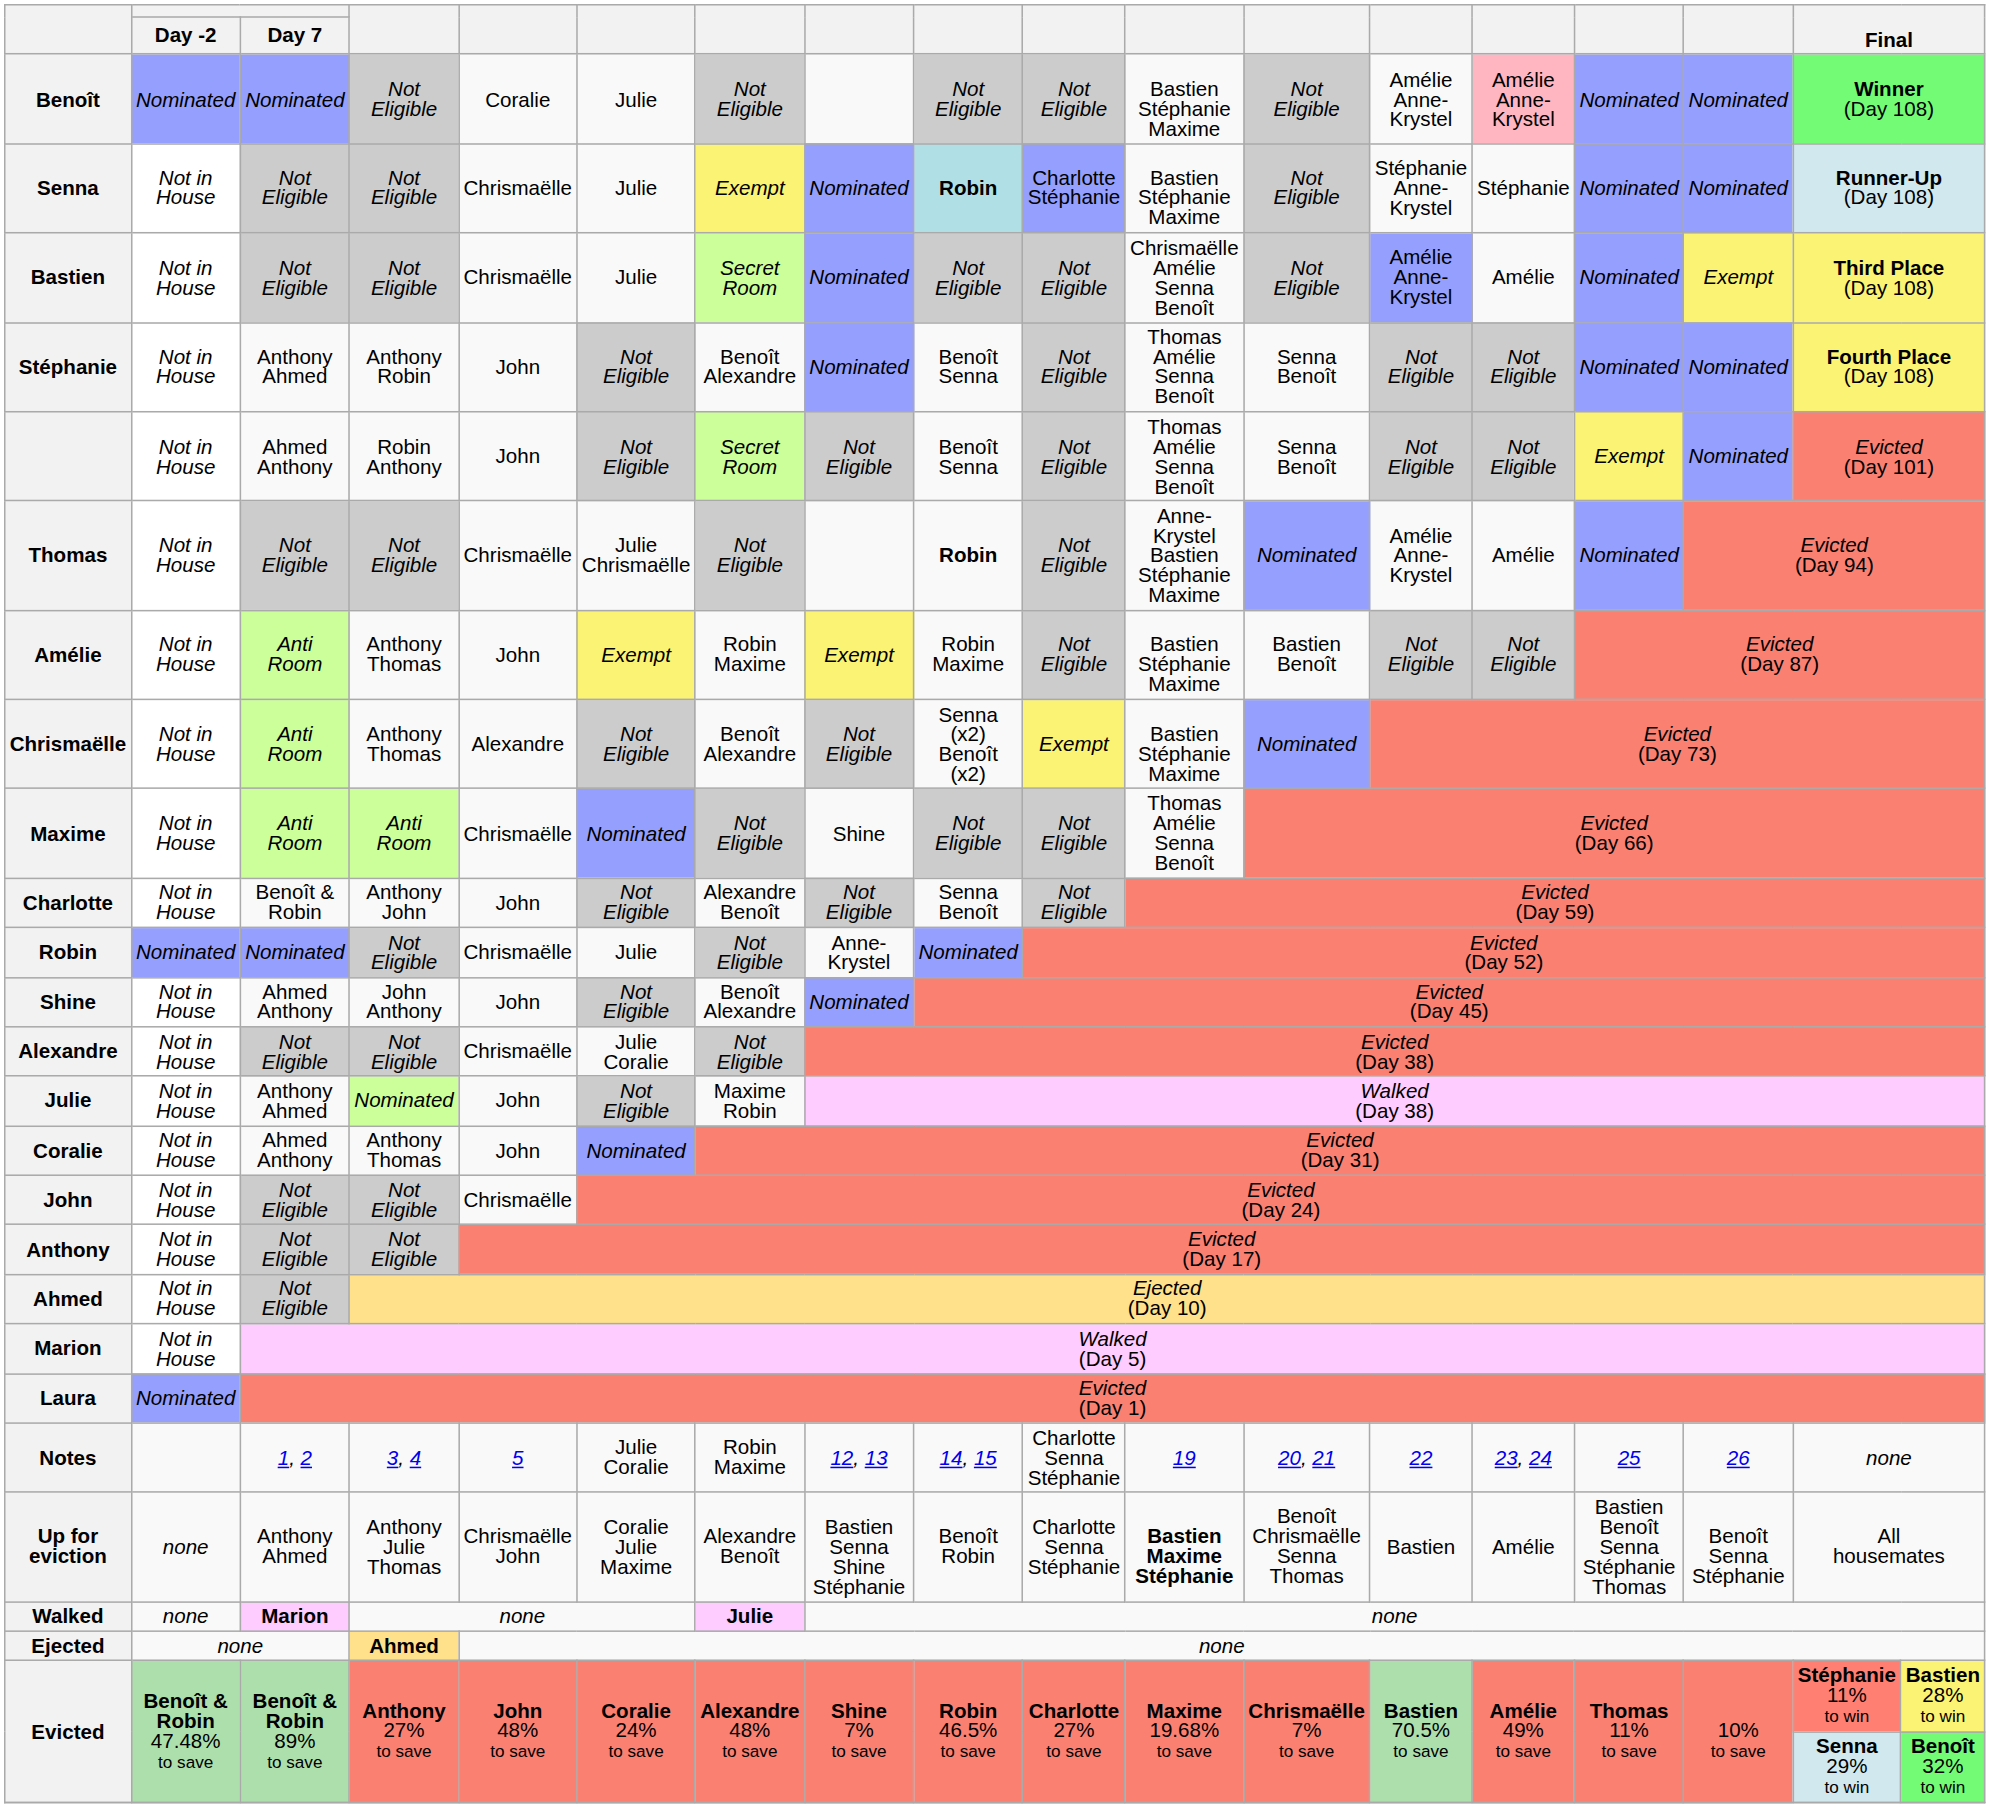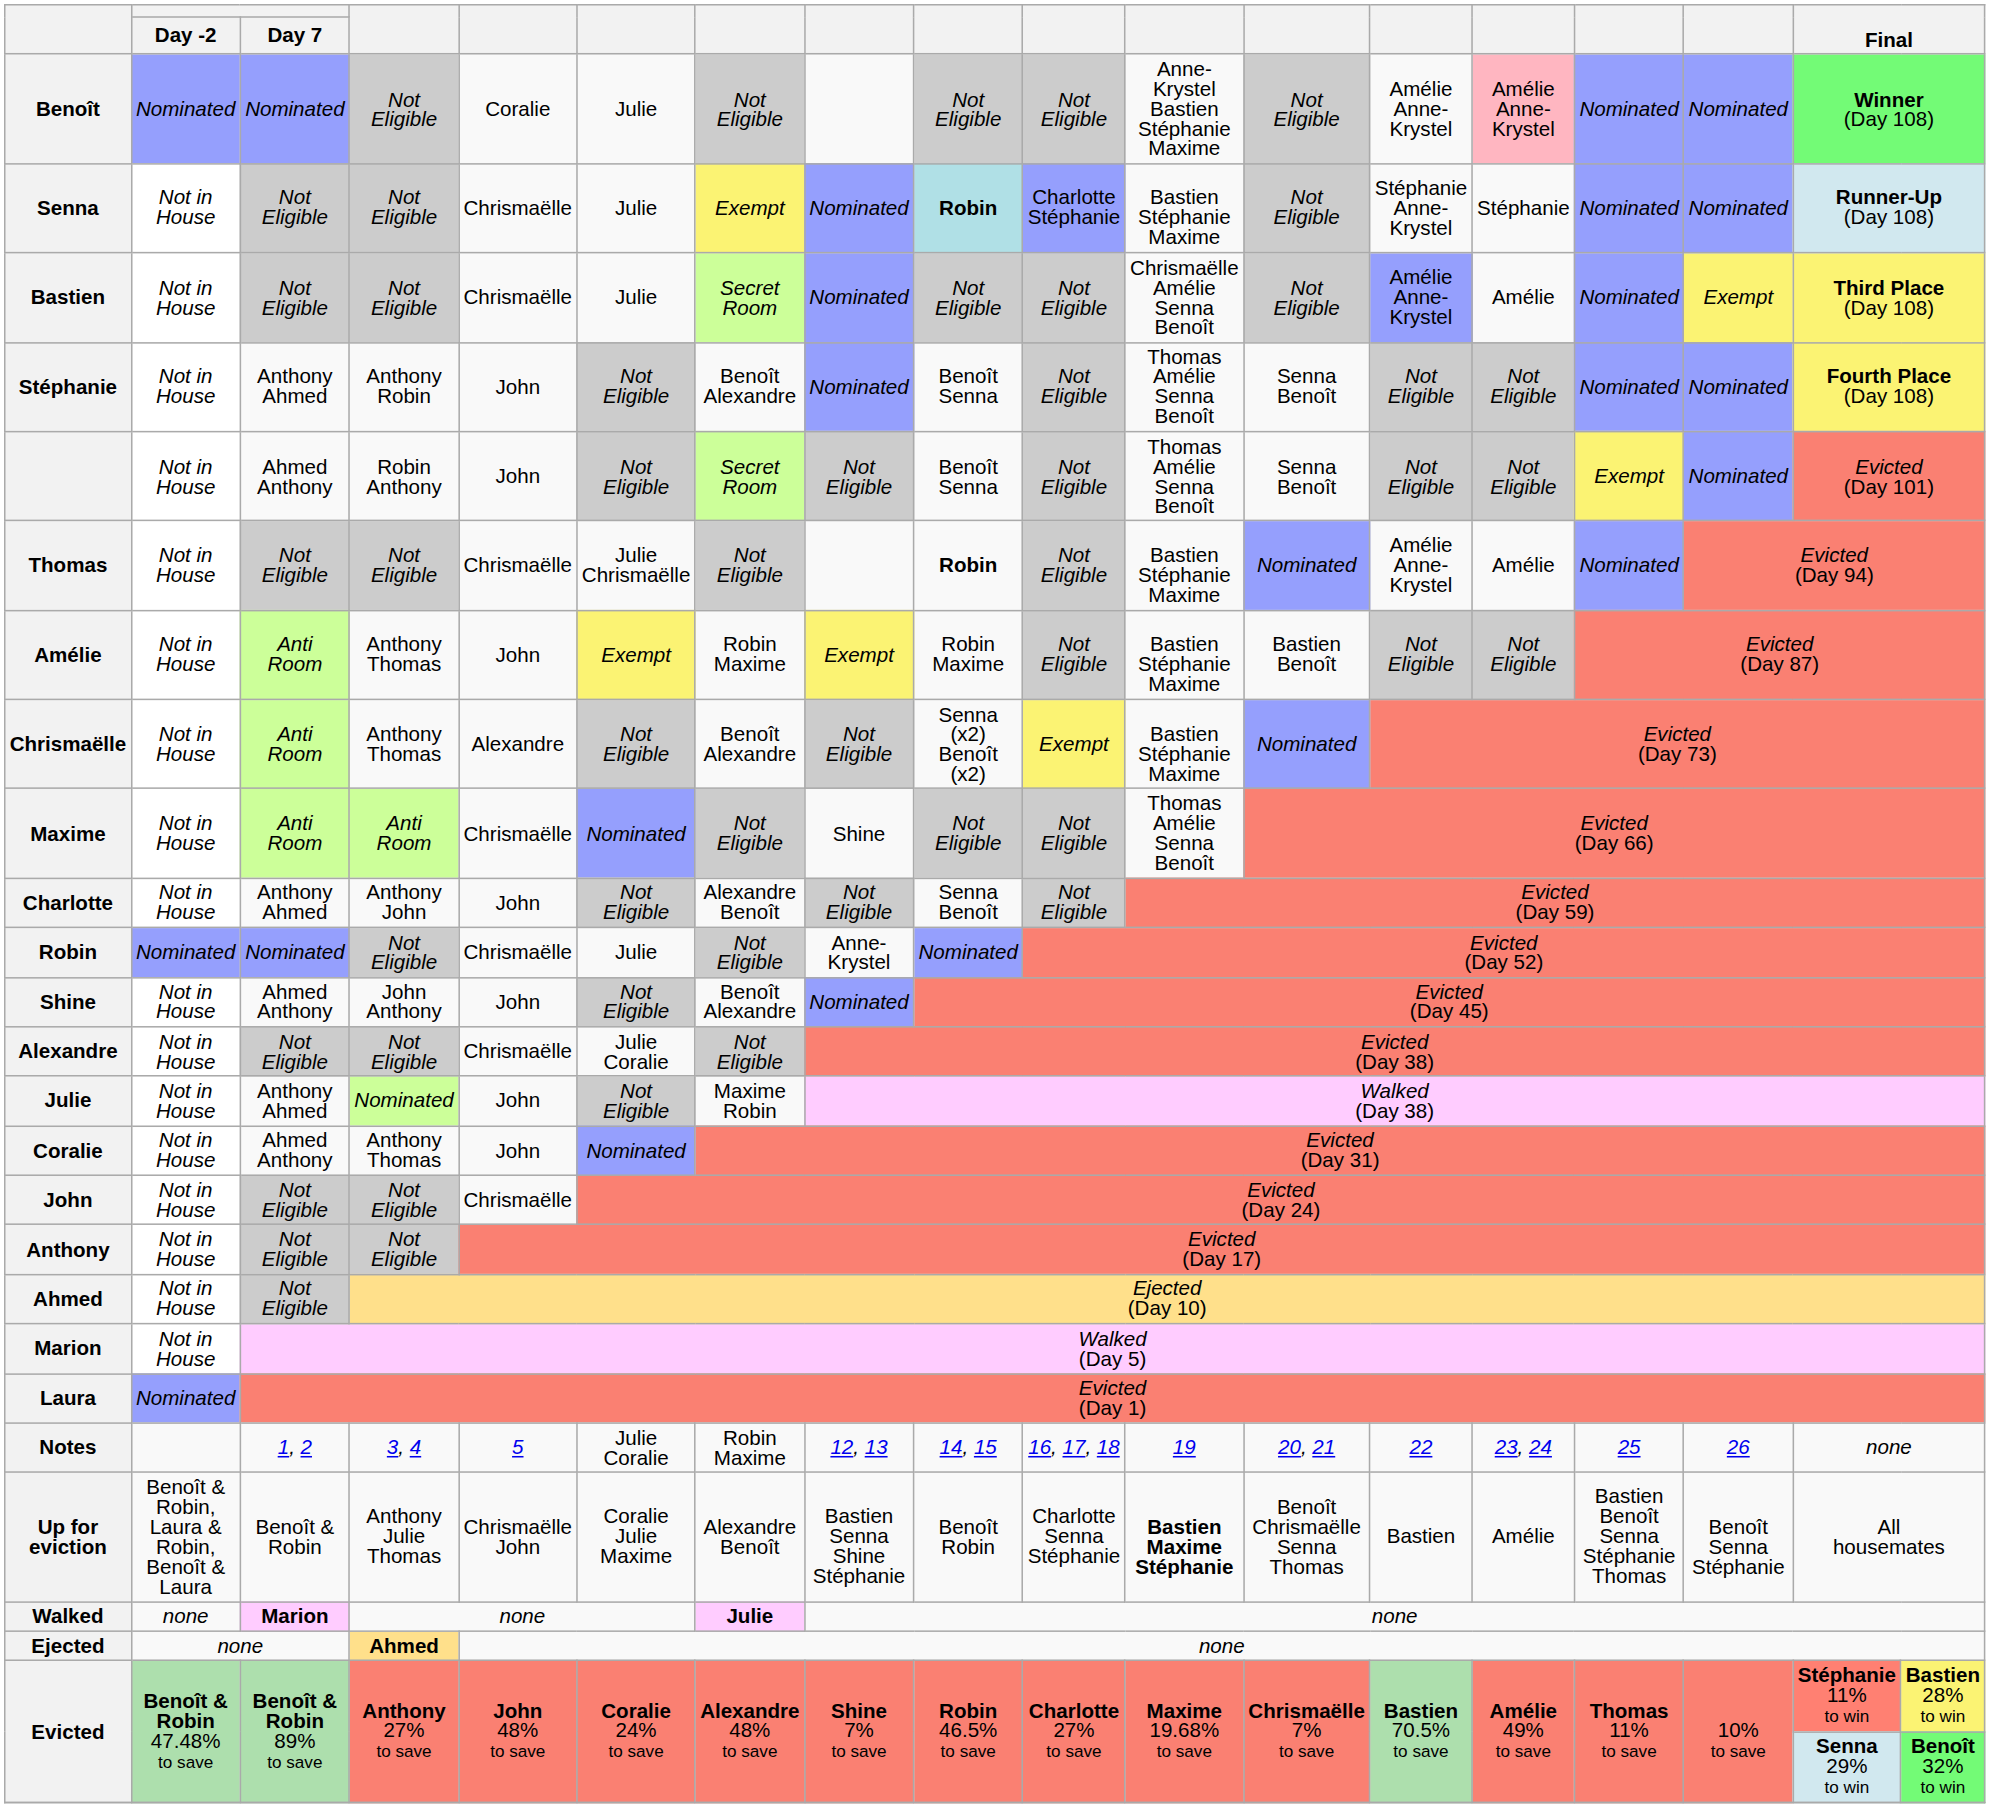(1184, 109) Bastien Stéphanie Maxime -> (1184, 109) Anne-Krystel Bastien Stéphanie Maxime
(1184, 556) Anne-Krystel Bastien Stéphanie Maxime -> (1184, 576) Bastien Stéphanie Maxime
(295, 903) Benoît & Robin -> (295, 903) Anthony Ahmed
(1074, 1458) Charlotte Senna Stéphanie -> (1074, 1448) 16, 17, 18
(186, 1547) none -> (186, 1537) Benoît & Robin, Laura & Robin, Benoît & Laura
(295, 1547) Anthony Ahmed -> (295, 1537) Benoît & Robin
